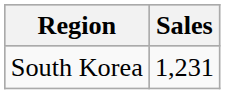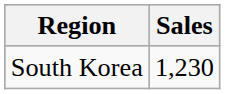(184, 66) 1,231 -> (184, 66) 1,230
